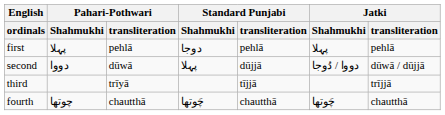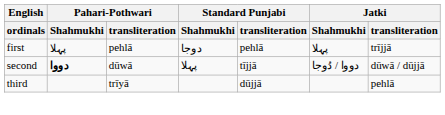(382, 47) pehlā -> (381, 47) trījjā
(59, 66) normal -> (59, 66) bold
(251, 65) dūjjā -> (248, 65) tījjā
(248, 83) tījjā -> (251, 83) dūjjā
(381, 83) trījjā -> (382, 83) pehlā
- row: (20, 101)
